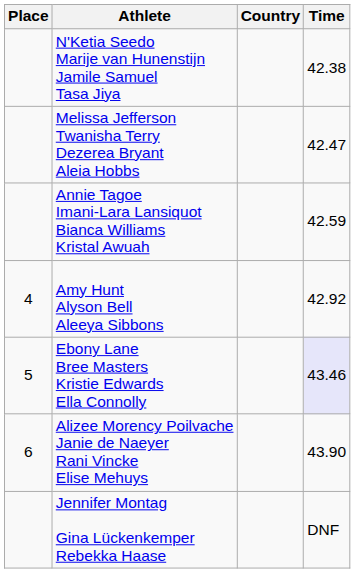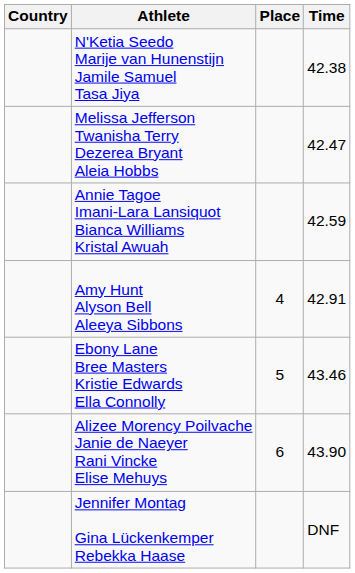columns swapped: (28, 16) <-> (270, 16)
(327, 298) 42.92 -> (327, 298) 42.91
(327, 375) lavender background -> (327, 375) no background
